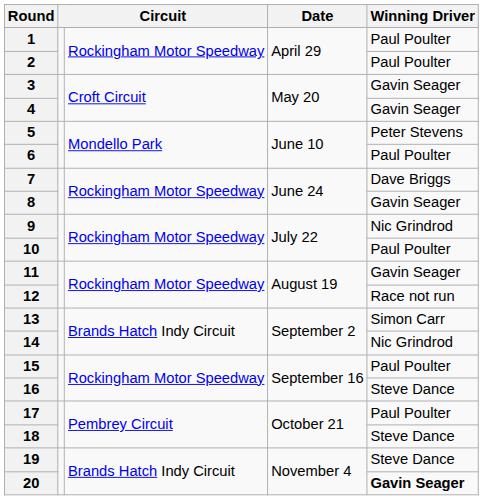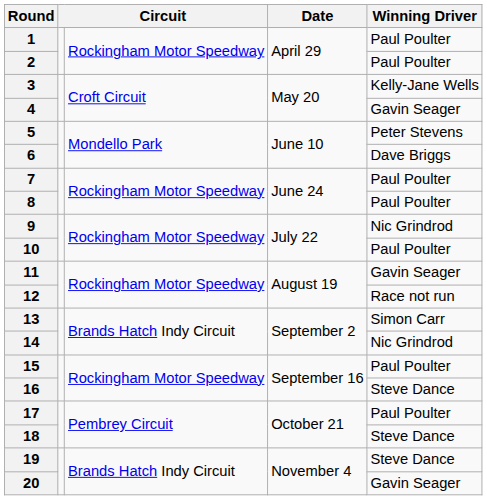(415, 86) Gavin Seager -> (425, 86) Kelly-Jane Wells
(411, 156) Paul Poulter -> (411, 156) Dave Briggs
(411, 179) Dave Briggs -> (411, 179) Paul Poulter
(415, 202) Gavin Seager -> (411, 202) Paul Poulter
(417, 483) bold -> (415, 483) normal
